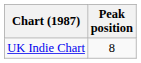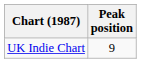(112, 48) 8 -> (112, 48) 9
